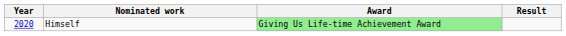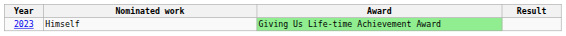(24, 24) 2020 -> (24, 24) 2023
